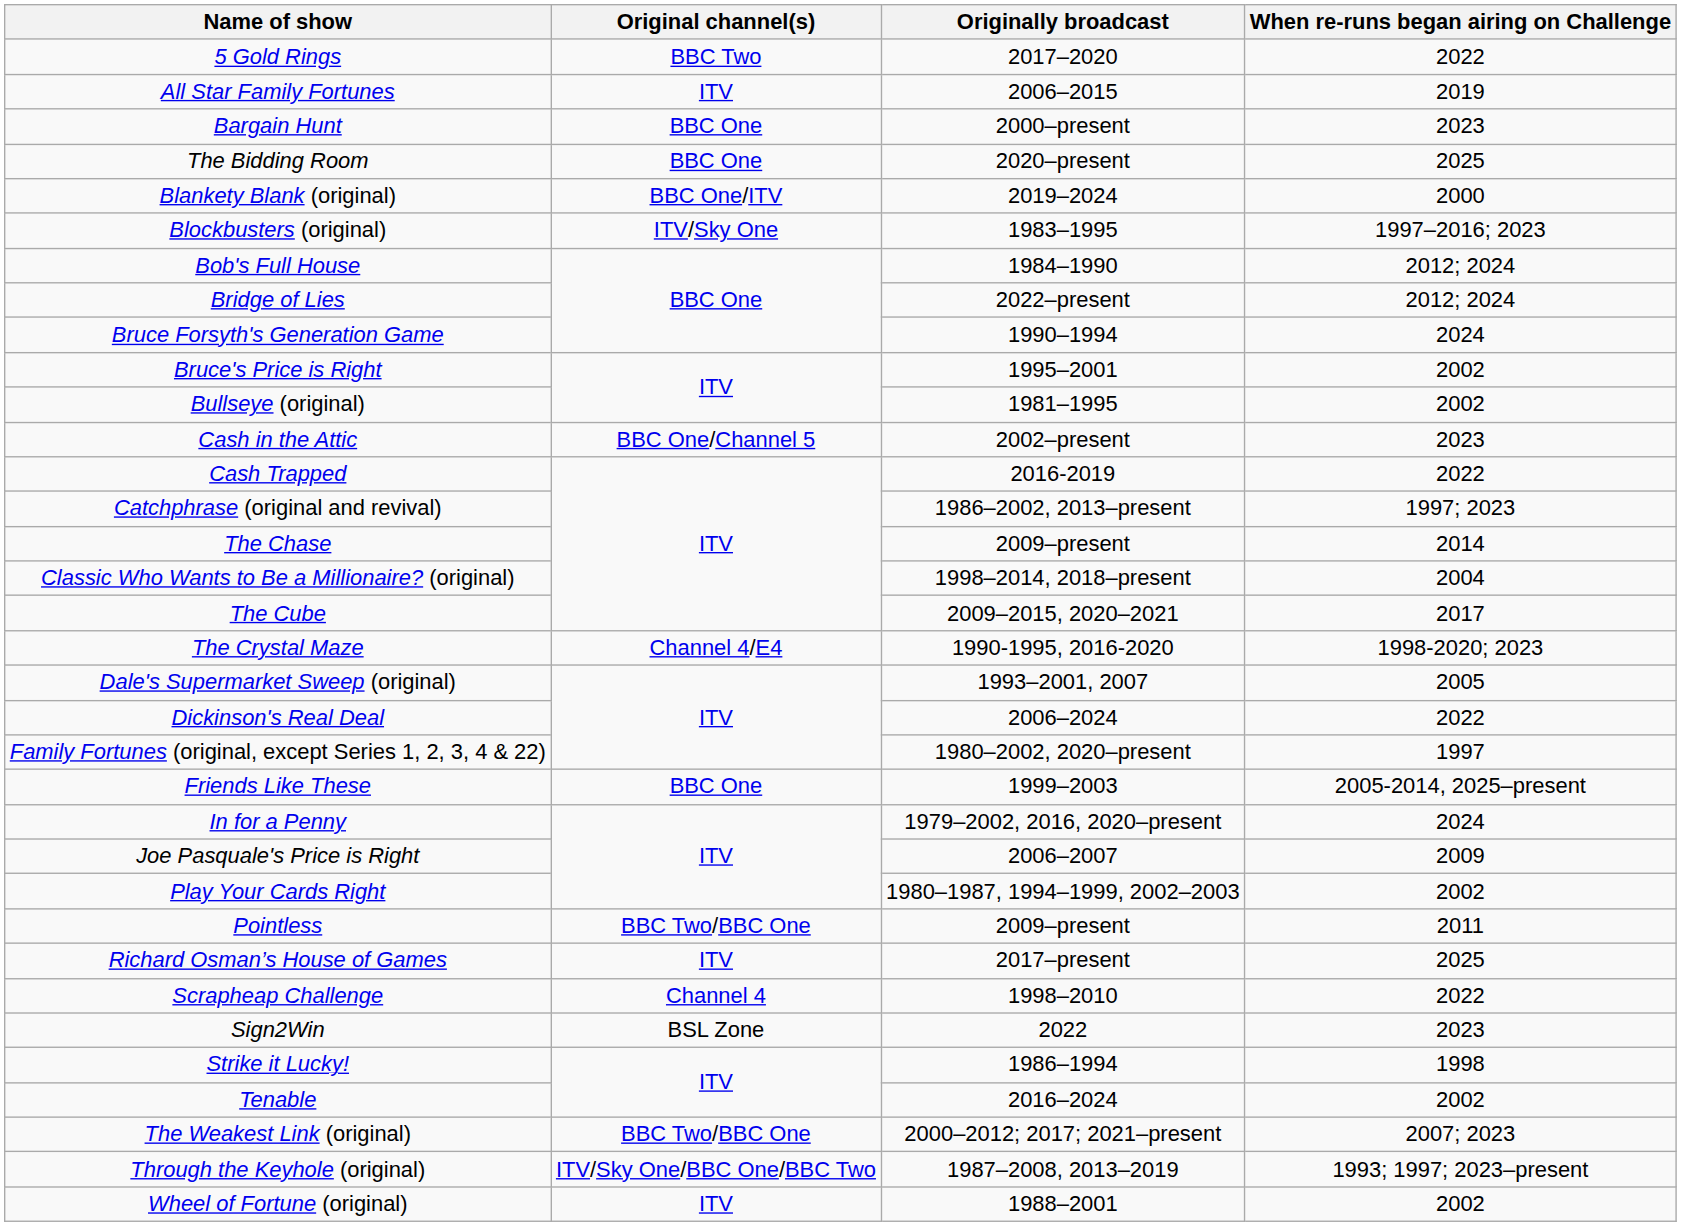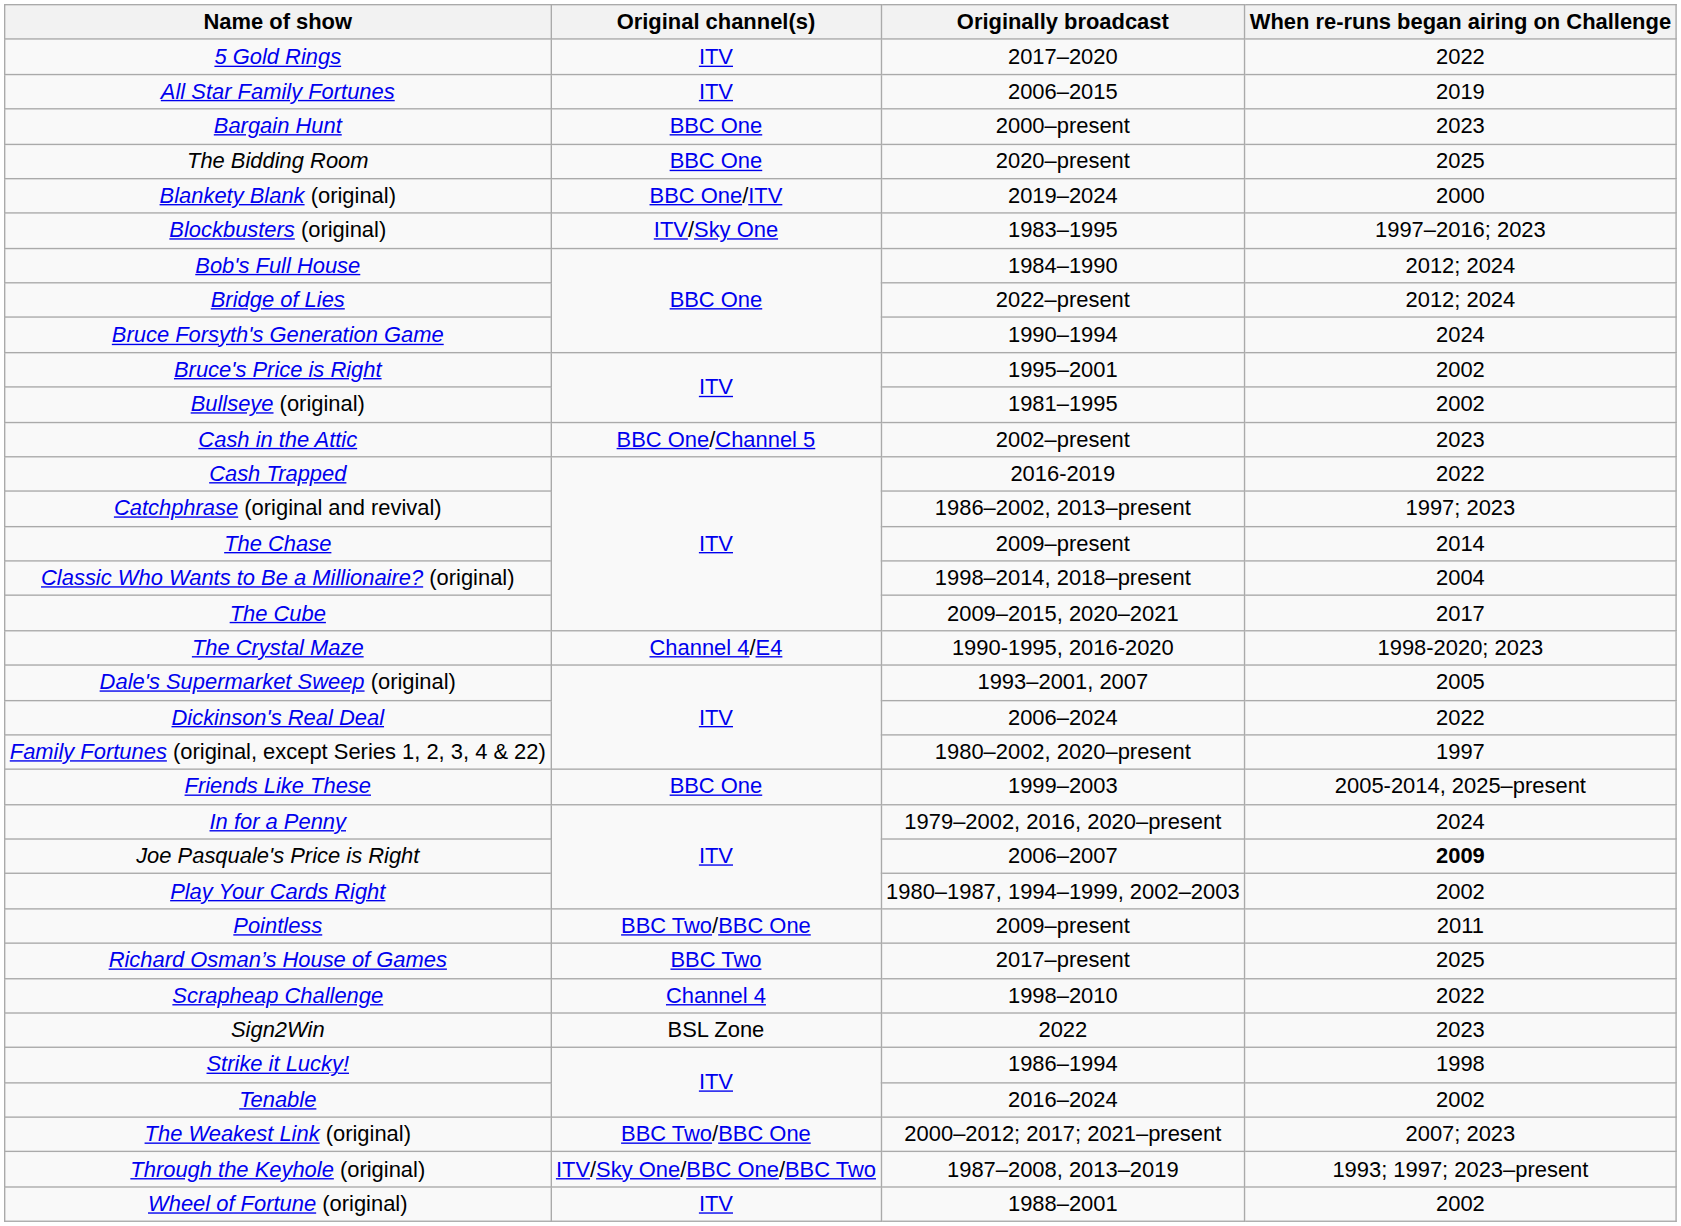(716, 56) BBC Two -> (716, 56) ITV
(1460, 856) normal -> (1460, 856) bold
(716, 960) ITV -> (716, 960) BBC Two
